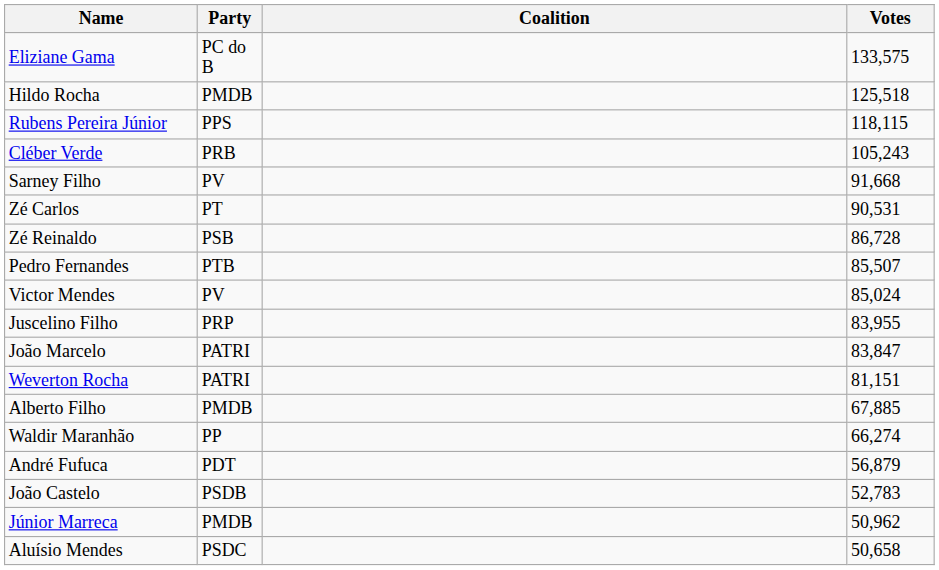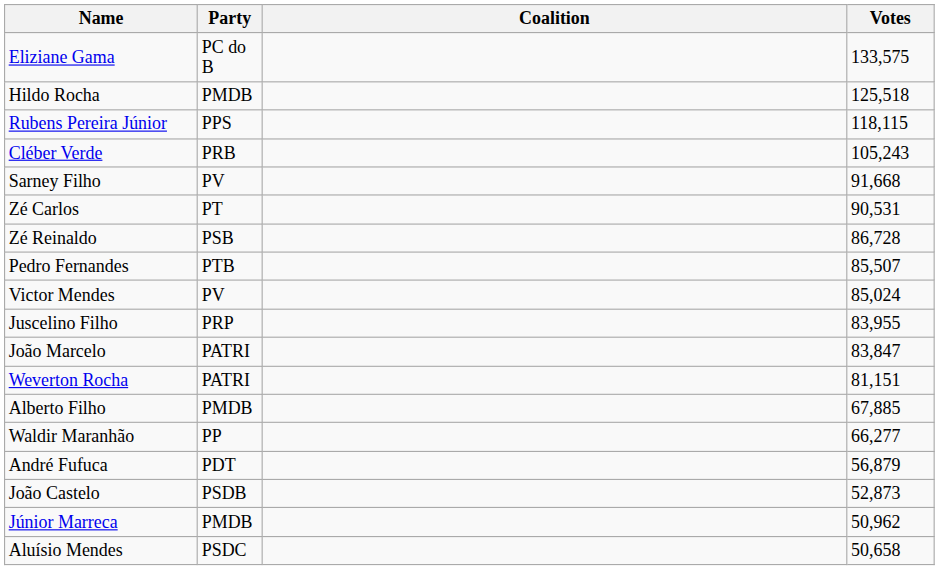(876, 436) 66,274 -> (876, 436) 66,277
(876, 493) 52,783 -> (876, 493) 52,873
